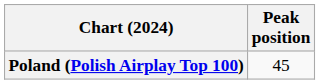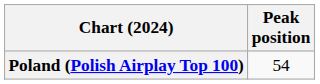(281, 65) 45 -> (281, 65) 54
